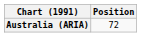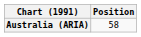(114, 25) 72 -> (114, 25) 58
